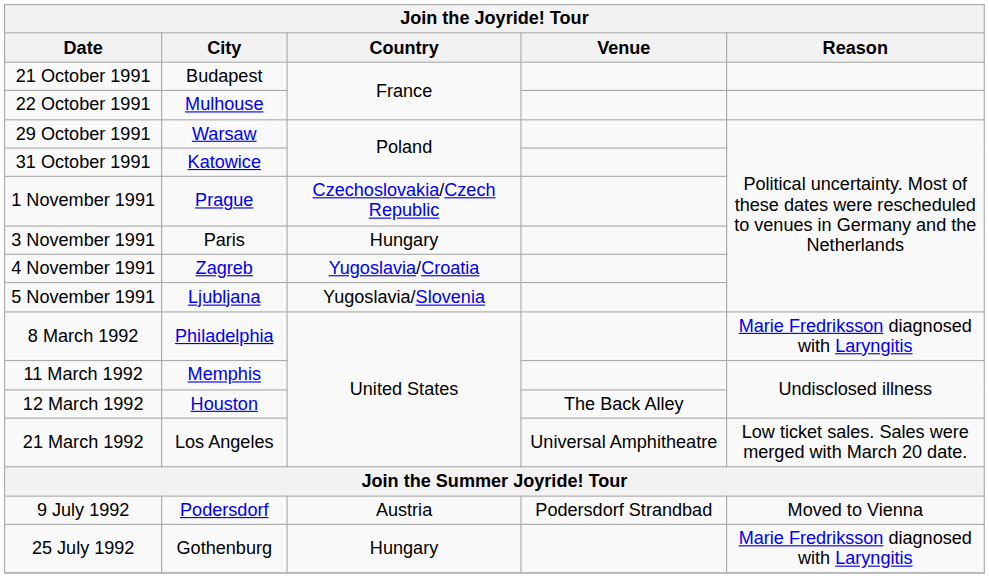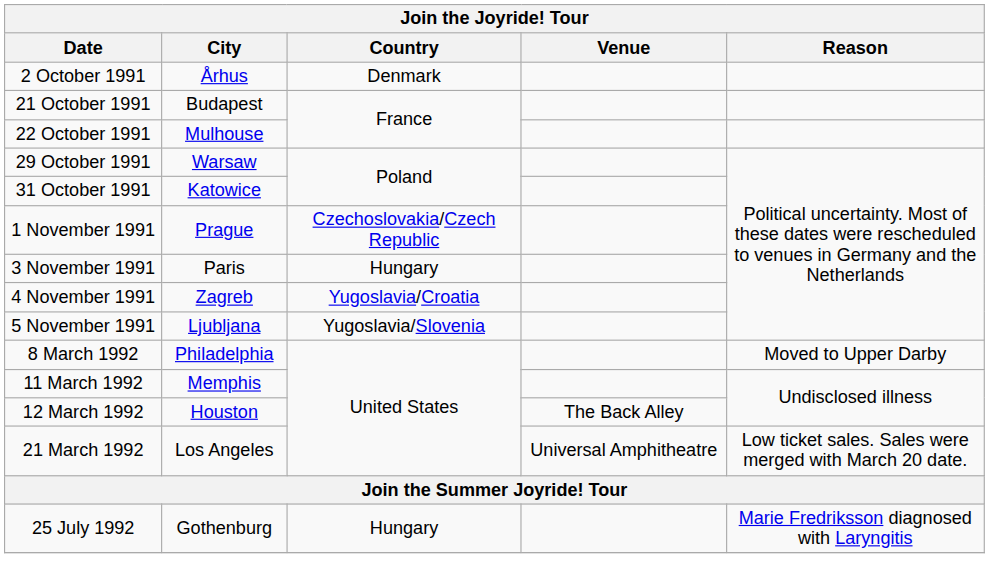+ row: (83, 76)
(855, 336) Marie Fredriksson diagnosed with Laryngitis -> (855, 354) Moved to Upper Darby
- row: (83, 509)
